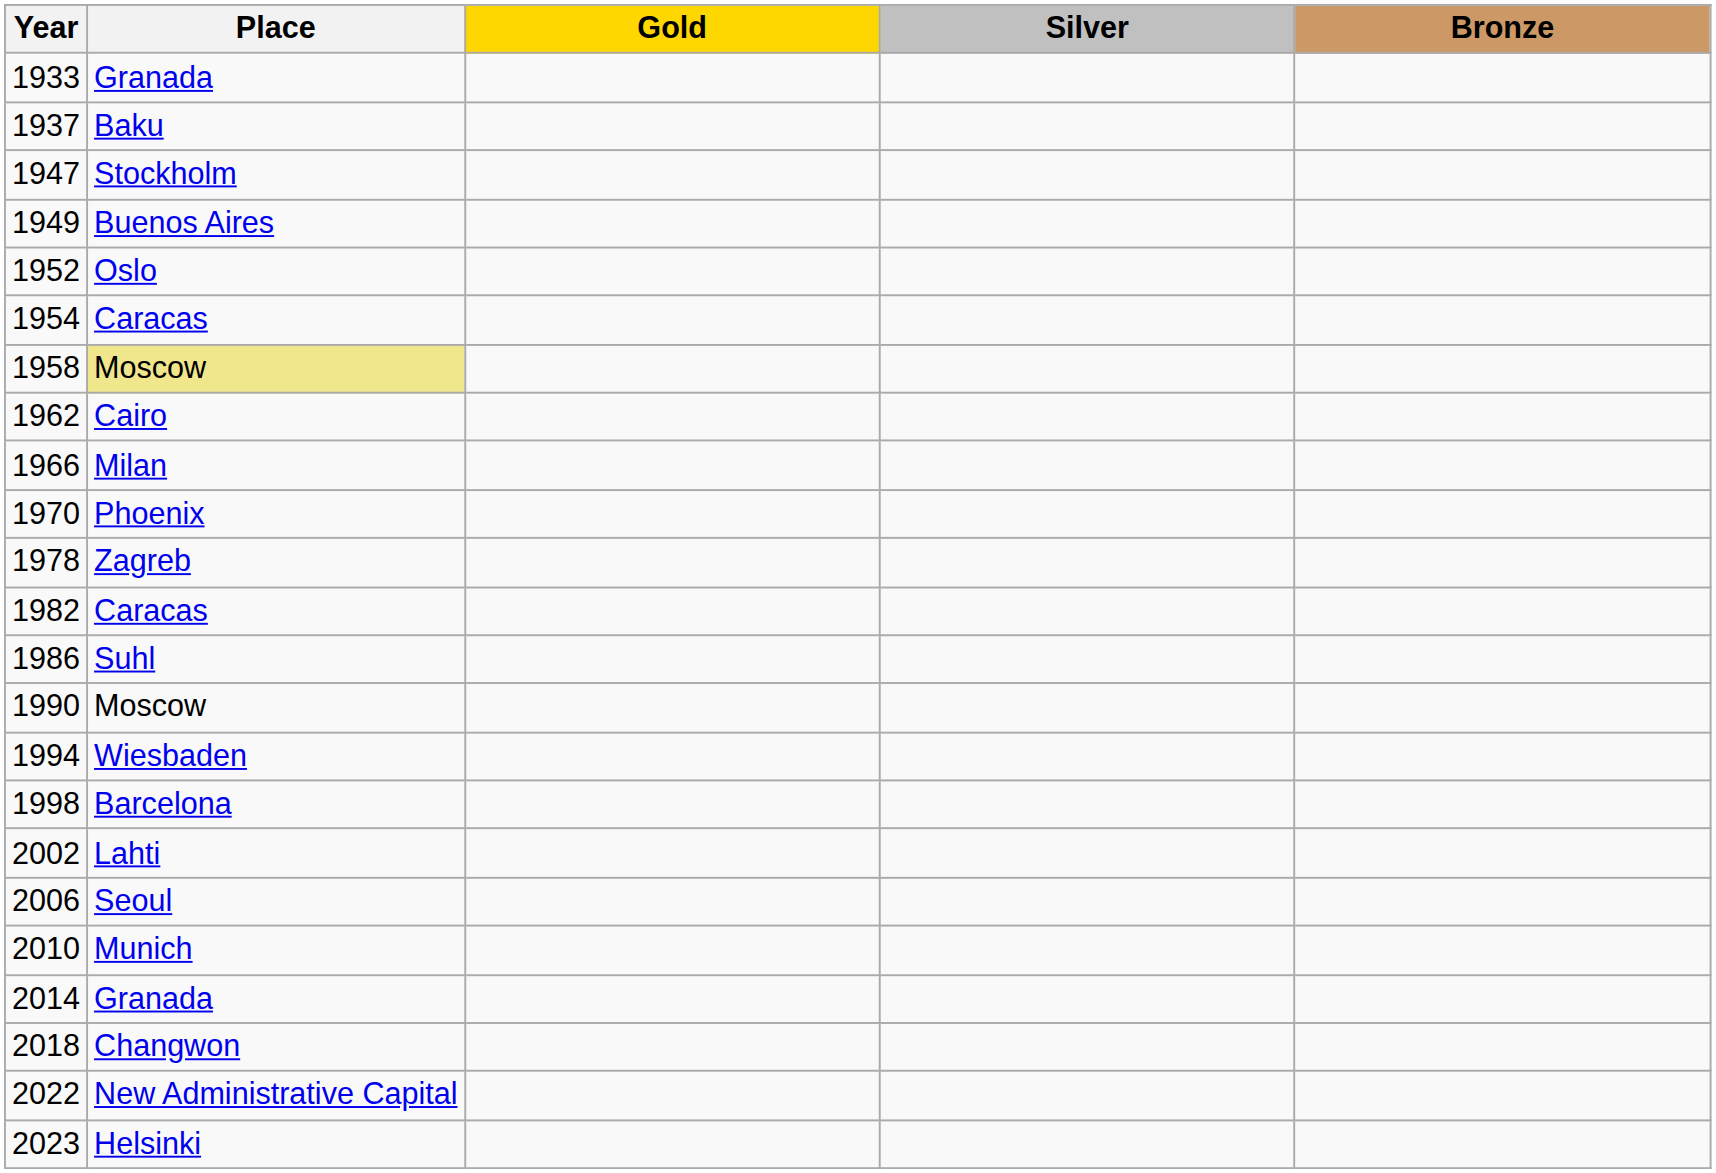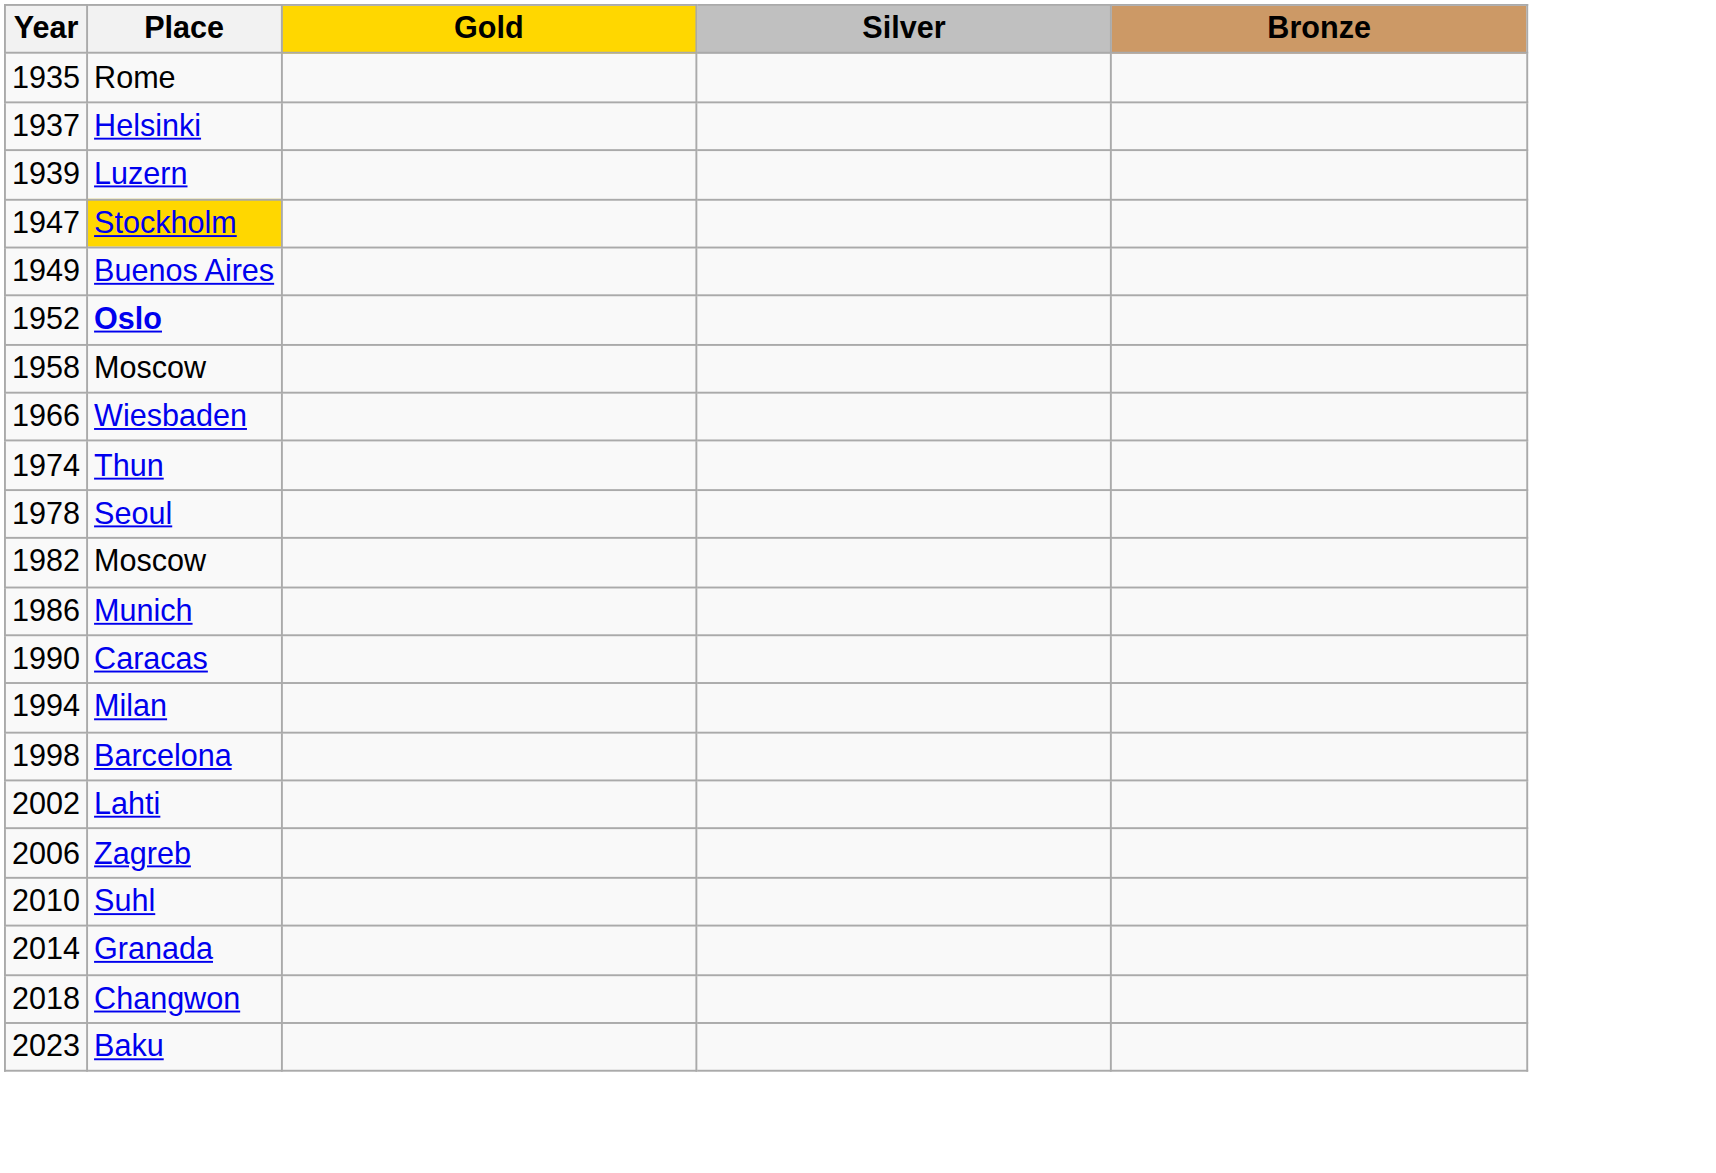- row: (46, 77)
+ row: (46, 77)
(129, 125) Baku -> (148, 125) Helsinki
+ row: (46, 174)
(165, 174) no background -> (165, 222) gold background
(125, 271) normal -> (128, 319) bold
- row: (46, 319)
(150, 367) khaki background -> (150, 367) no background
- row: (46, 416)
(131, 464) Milan -> (171, 416) Wiesbaden
- row: (46, 513)
+ row: (46, 464)
(142, 561) Zagreb -> (133, 513) Seoul
(151, 610) Caracas -> (150, 561) Moscow
(125, 658) Suhl -> (143, 610) Munich
(150, 707) Moscow -> (151, 658) Caracas
(171, 755) Wiesbaden -> (131, 707) Milan
(133, 901) Seoul -> (142, 852) Zagreb
(143, 949) Munich -> (125, 901) Suhl
- row: (46, 1094)
(148, 1143) Helsinki -> (129, 1046) Baku
